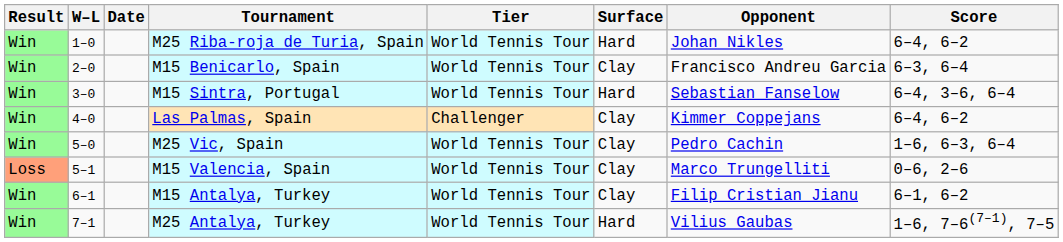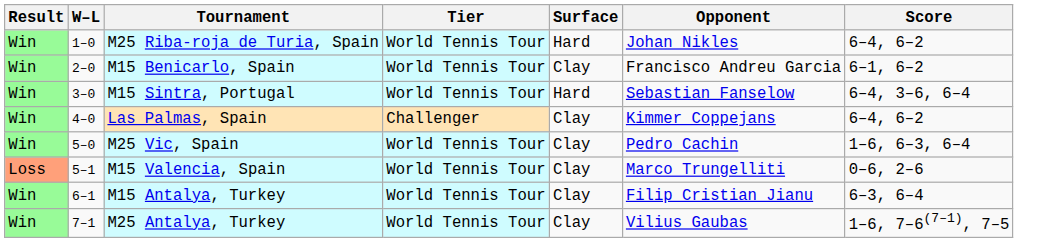- column: (126, 17)
(931, 68) 6–3, 6–4 -> (886, 68) 6–1, 6–2
(931, 195) 6–1, 6–2 -> (886, 195) 6–3, 6–4
(617, 223) Hard -> (572, 223) Clay
